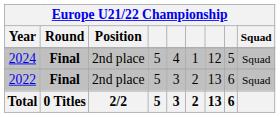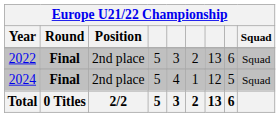rows swapped: (22, 79) <-> (22, 58)
